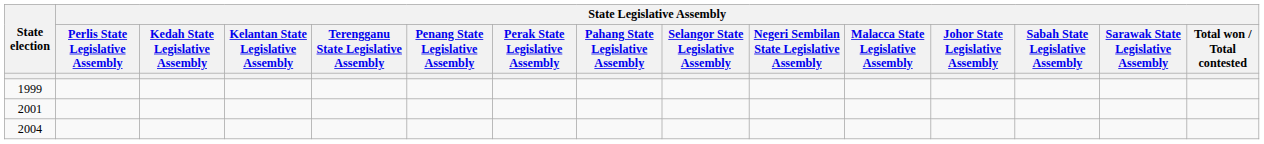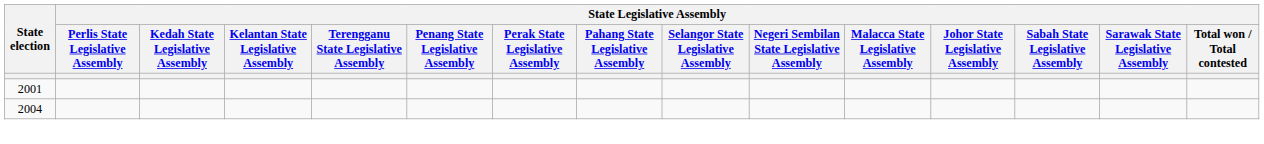- row: (30, 89)
